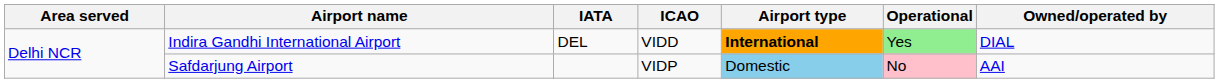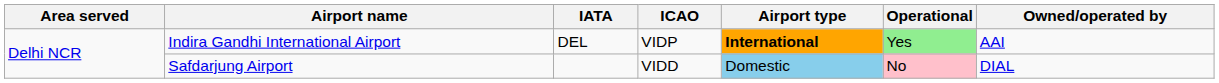(660, 41) VIDD -> (659, 41) VIDP
(997, 41) DIAL -> (992, 41) AAI
(659, 66) VIDP -> (660, 66) VIDD
(992, 66) AAI -> (997, 66) DIAL
